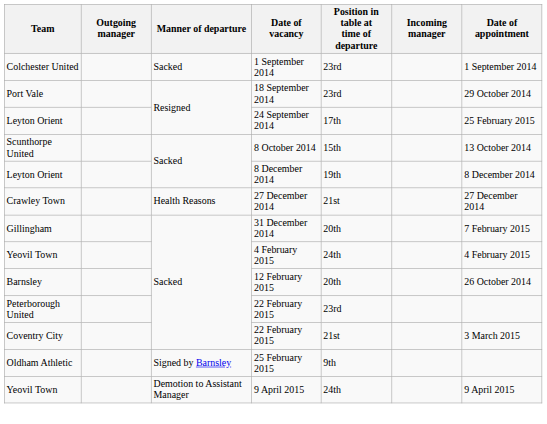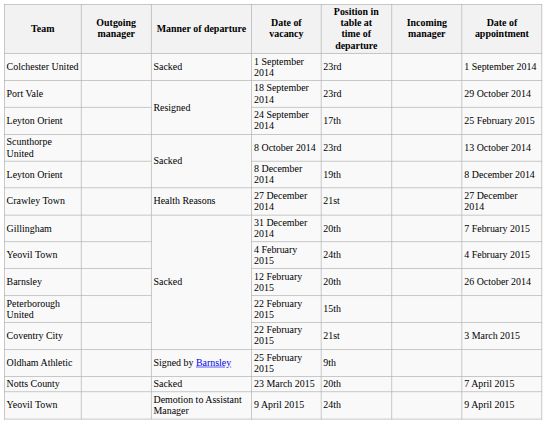(332, 147) 15th -> (332, 147) 23rd
(332, 309) 23rd -> (332, 309) 15th
+ row: (33, 384)
